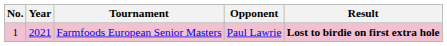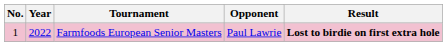(40, 32) 2021 -> (40, 32) 2022
